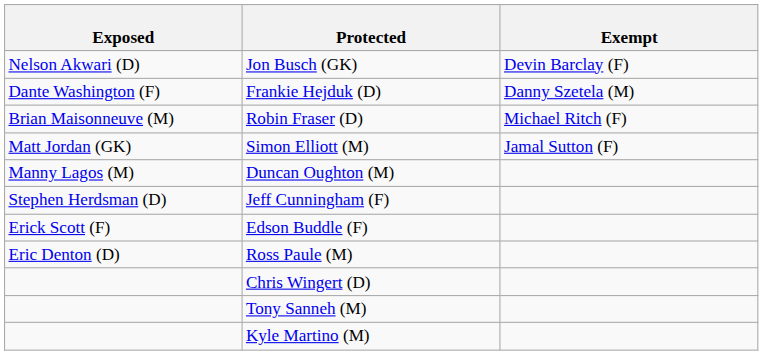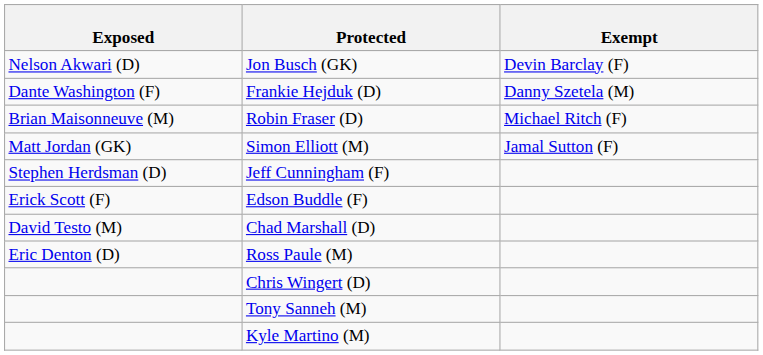- row: (320, 173)
+ row: (311, 227)
